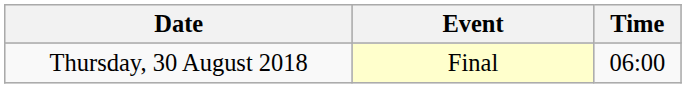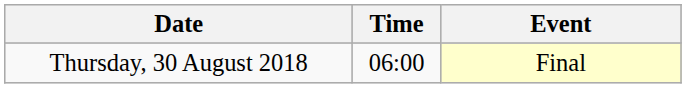columns swapped: (637, 23) <-> (473, 23)
